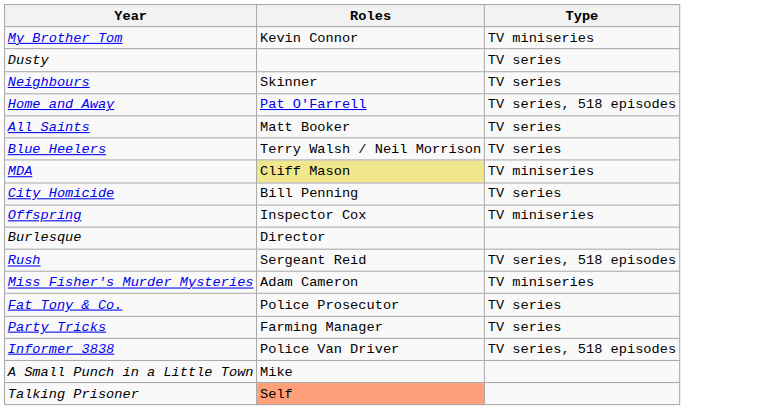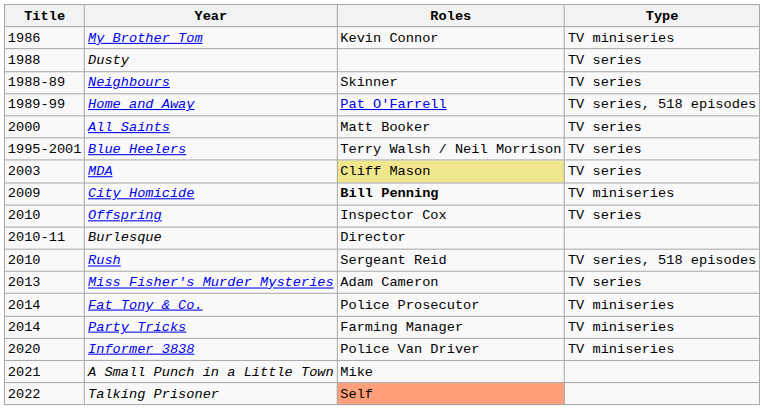+ column: (45, 16)
(541, 171) TV miniseries -> (605, 171) TV series
(309, 194) normal -> (389, 194) bold
(525, 194) TV series -> (621, 194) TV miniseries
(541, 216) TV miniseries -> (605, 216) TV series
(541, 283) TV miniseries -> (605, 283) TV series
(525, 305) TV series -> (621, 305) TV miniseries
(525, 327) TV series -> (621, 327) TV miniseries
(582, 349) TV series, 518 episodes -> (621, 349) TV miniseries
